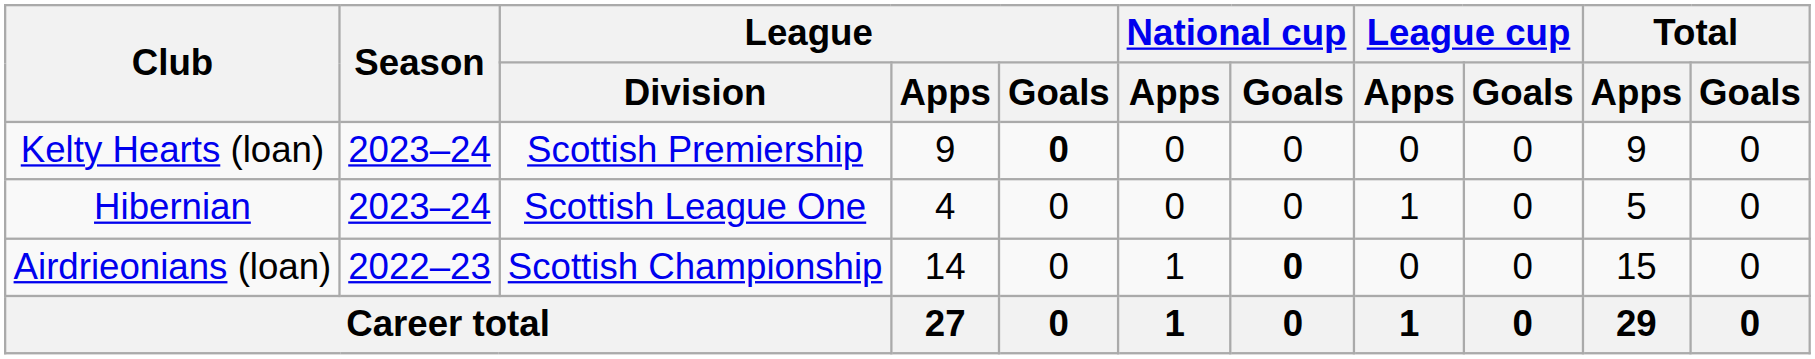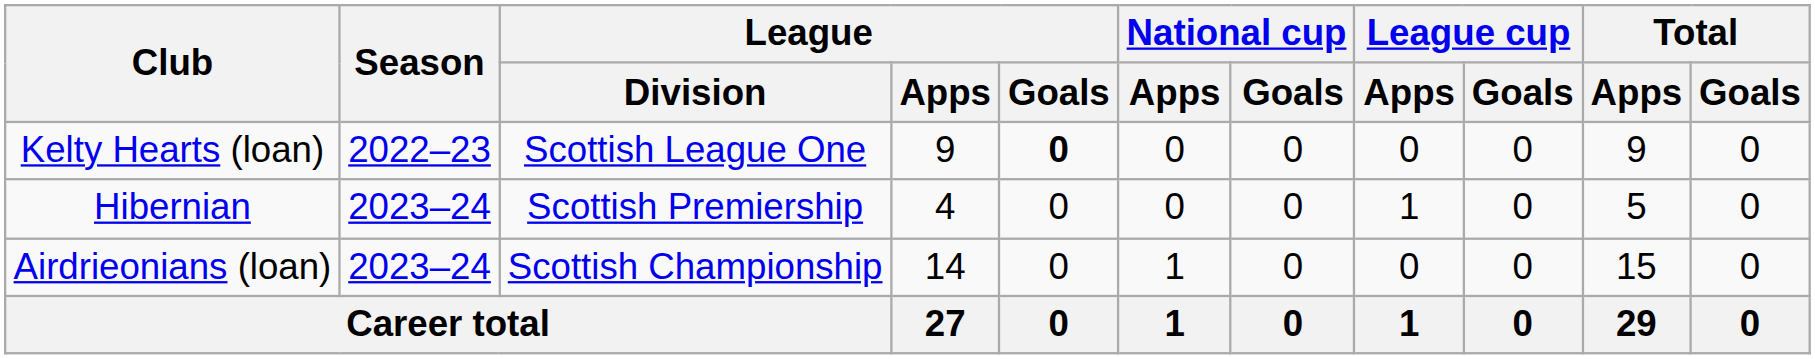(420, 149) 2023–24 -> (420, 149) 2022–23
(695, 149) Scottish Premiership -> (695, 149) Scottish League One
(695, 207) Scottish League One -> (695, 207) Scottish Premiership
(420, 265) 2022–23 -> (420, 265) 2023–24
(1293, 265) bold -> (1293, 265) normal
